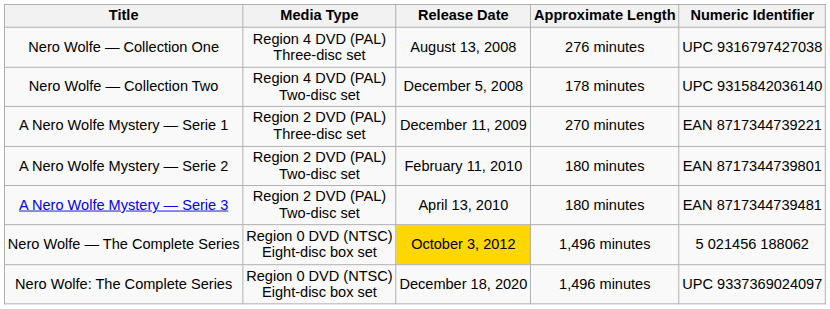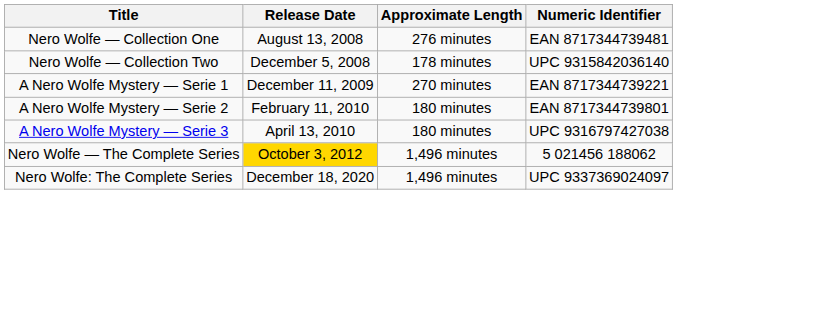- column: (319, 16)
(752, 47) UPC 9316797427038 -> (599, 39) EAN 8717344739481
(752, 205) EAN 8717344739481 -> (599, 131) UPC 9316797427038
